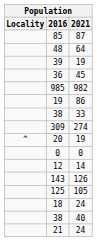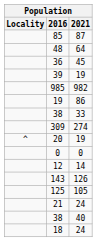rows swapped: (58, 62) <-> (58, 75)
rows swapped: (58, 205) <-> (58, 230)
